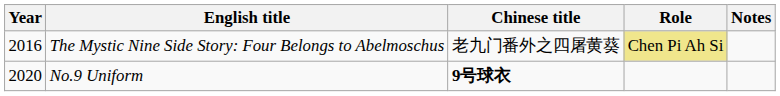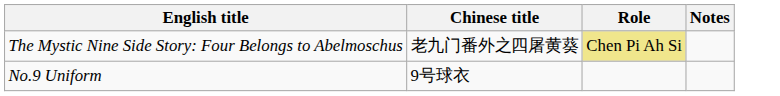- column: (25, 17)
(481, 75) bold -> (440, 75) normal
